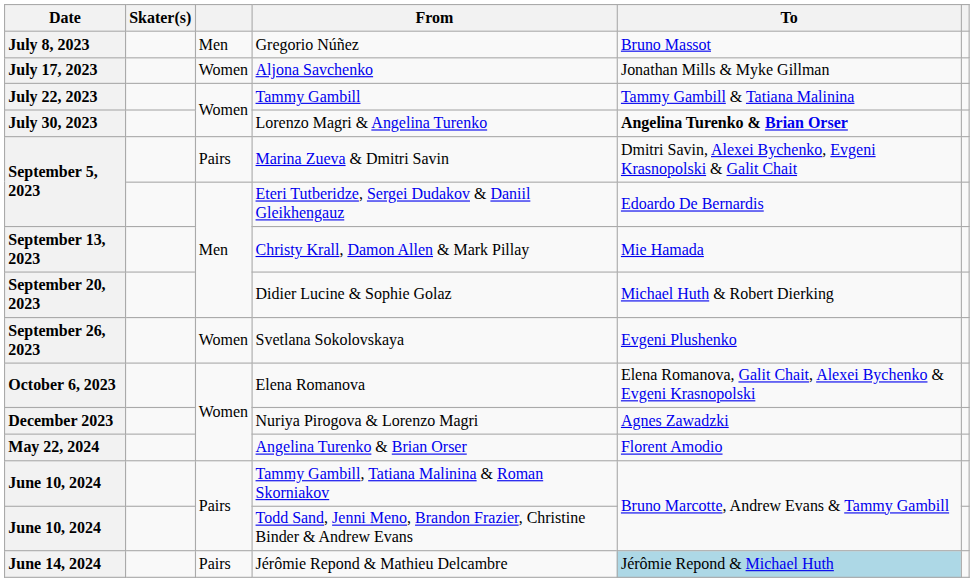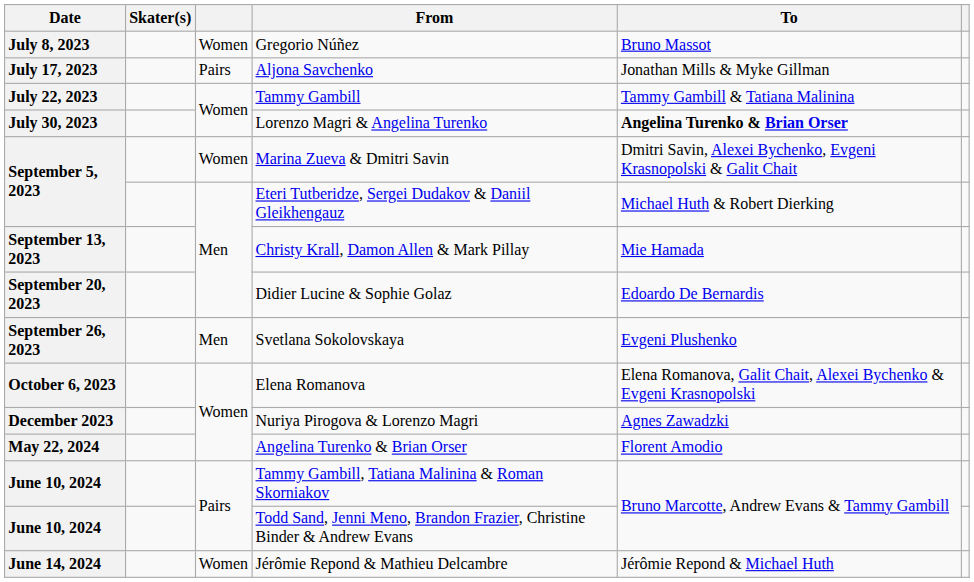(213, 44) Men -> (223, 44) Women
(223, 70) Women -> (215, 70) Pairs
(215, 159) Pairs -> (223, 159) Women
(692, 204) Edoardo De Bernardis -> (727, 204) Michael Huth & Robert Dierking
(727, 295) Michael Huth & Robert Dierking -> (692, 295) Edoardo De Bernardis
(223, 340) Women -> (213, 340) Men
(215, 564) Pairs -> (223, 564) Women
(727, 564) lightblue background -> (727, 564) no background
